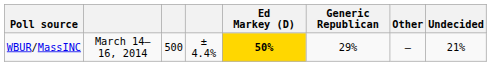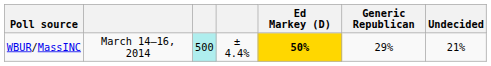- column: (408, 25)
(174, 47) no background -> (204, 47) paleturquoise background
